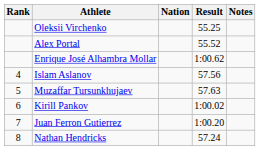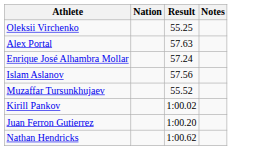- column: (18, 12)
(209, 43) 55.52 -> (181, 43) 57.63
(209, 59) 1:00.62 -> (181, 59) 57.24
(209, 91) 57.63 -> (181, 91) 55.52
(209, 138) 57.24 -> (181, 138) 1:00.62
